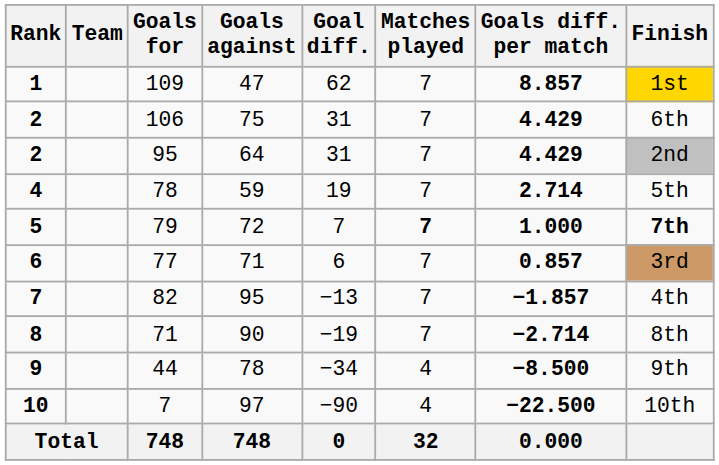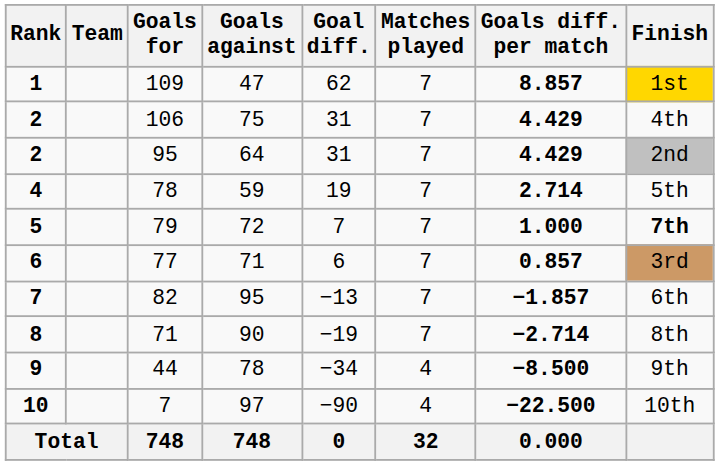(670, 120) 6th -> (670, 120) 4th
(426, 227) bold -> (426, 227) normal
(670, 298) 4th -> (670, 298) 6th
